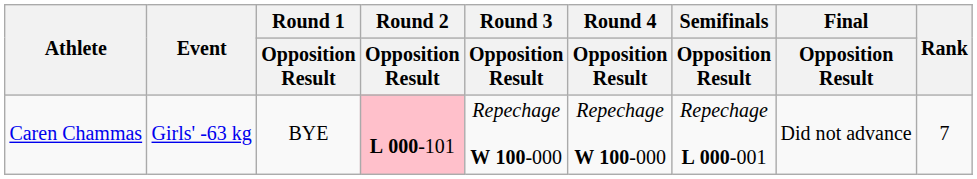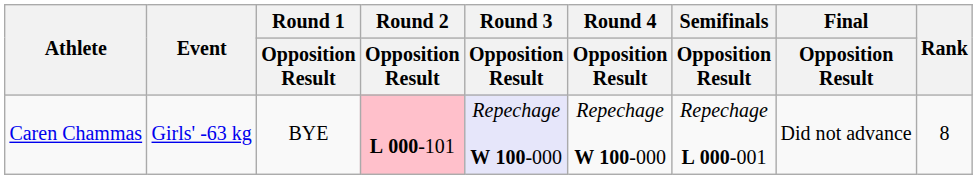(516, 134) no background -> (516, 134) lavender background
(944, 134) 7 -> (944, 134) 8
